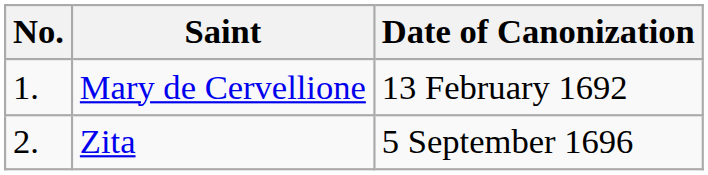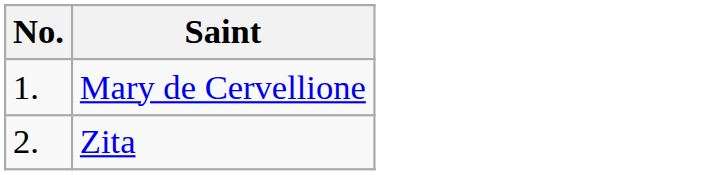- column: (538, 31)
